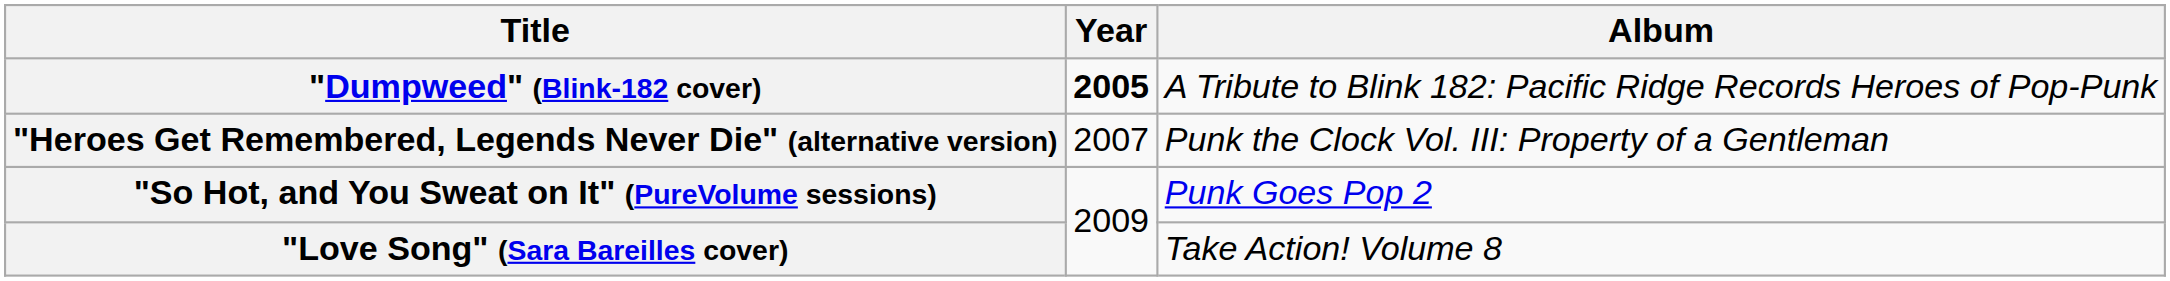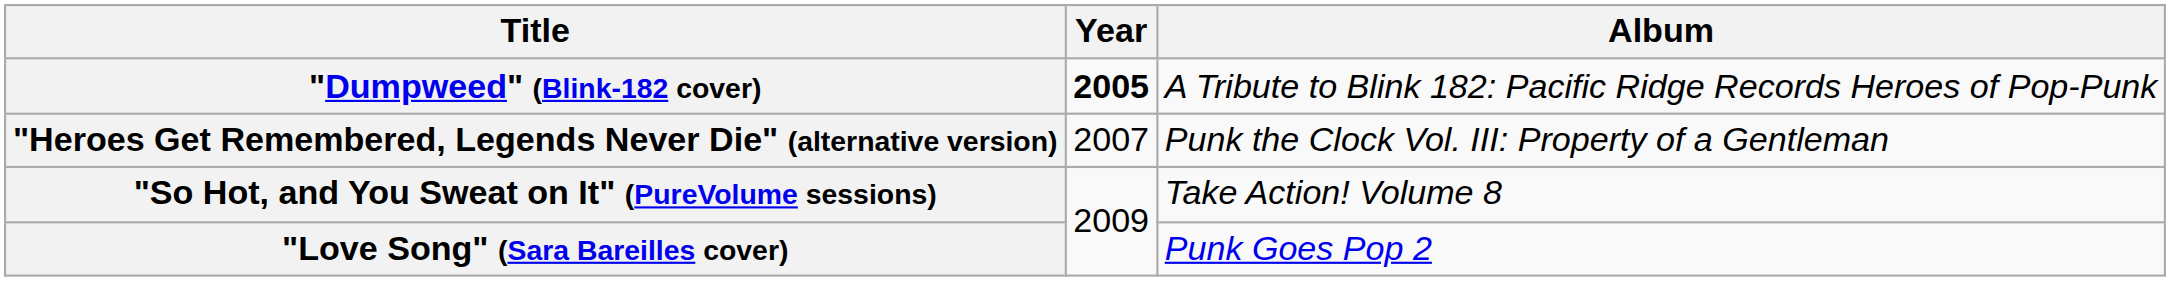(1298, 193) Punk Goes Pop 2 -> (1333, 193) Take Action! Volume 8
(1333, 247) Take Action! Volume 8 -> (1298, 247) Punk Goes Pop 2
